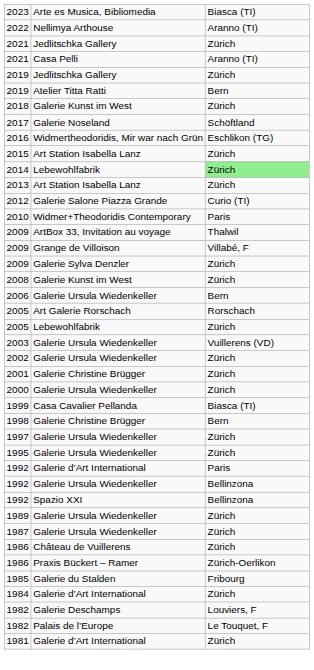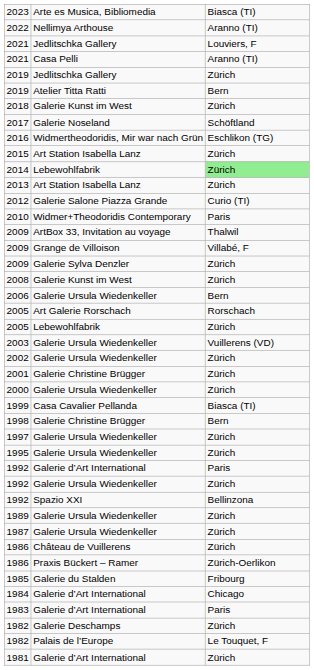(221, 43) Zürich -> (232, 43) Louviers, F
(230, 484) Bellinzona -> (221, 484) Zürich
(221, 594) Zürich -> (226, 594) Chicago
+ row: (18, 610)
(232, 610) Louviers, F -> (221, 625) Zürich
